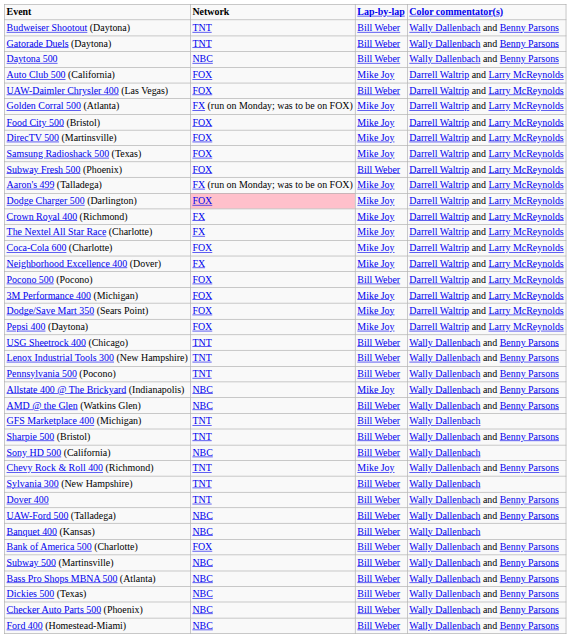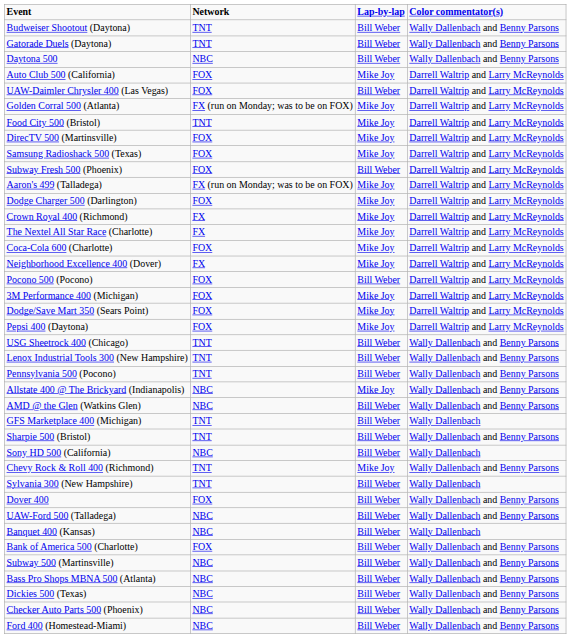(202, 122) FOX -> (202, 122) TNT
(202, 201) pink background -> (202, 201) no background
(202, 500) TNT -> (202, 500) FOX
